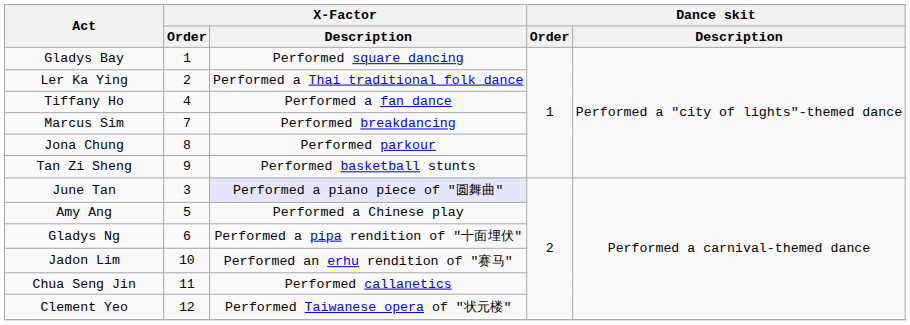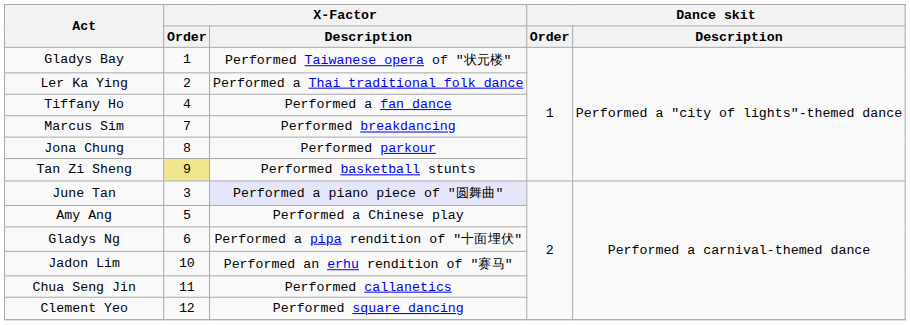(368, 59) Performed square dancing -> (368, 61) Performed Taiwanese opera of "状元楼"
(187, 167) no background -> (187, 170) khaki background
(368, 307) Performed Taiwanese opera of "状元楼" -> (368, 309) Performed square dancing
